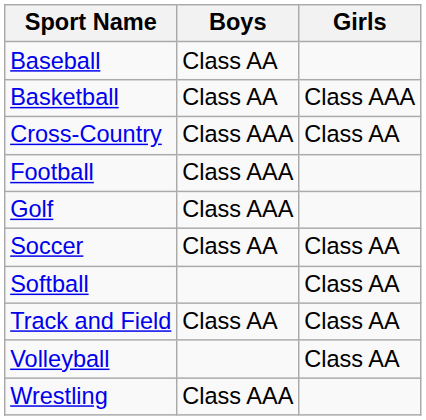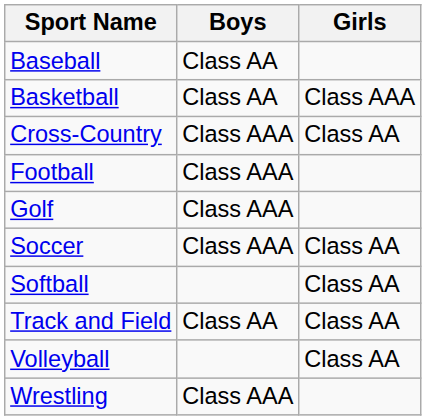(230, 246) Class AA -> (238, 246) Class AAA
